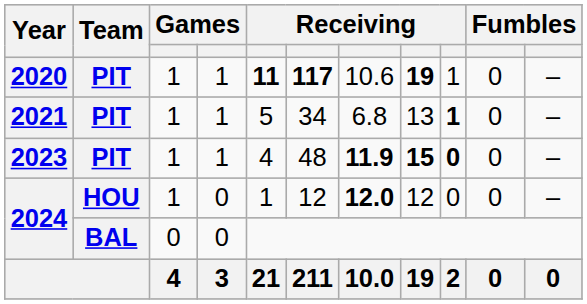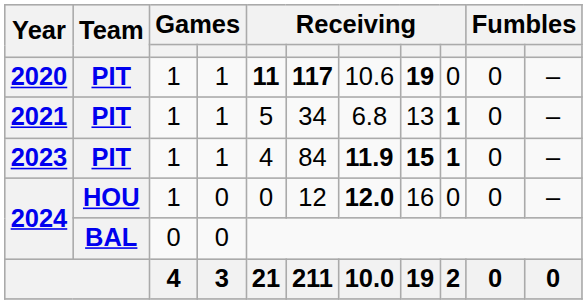(453, 76) 1 -> (453, 76) 0
(312, 157) 48 -> (312, 157) 84
(453, 157) 0 -> (453, 157) 1
(266, 197) 1 -> (266, 197) 0
(420, 197) 12 -> (420, 197) 16
